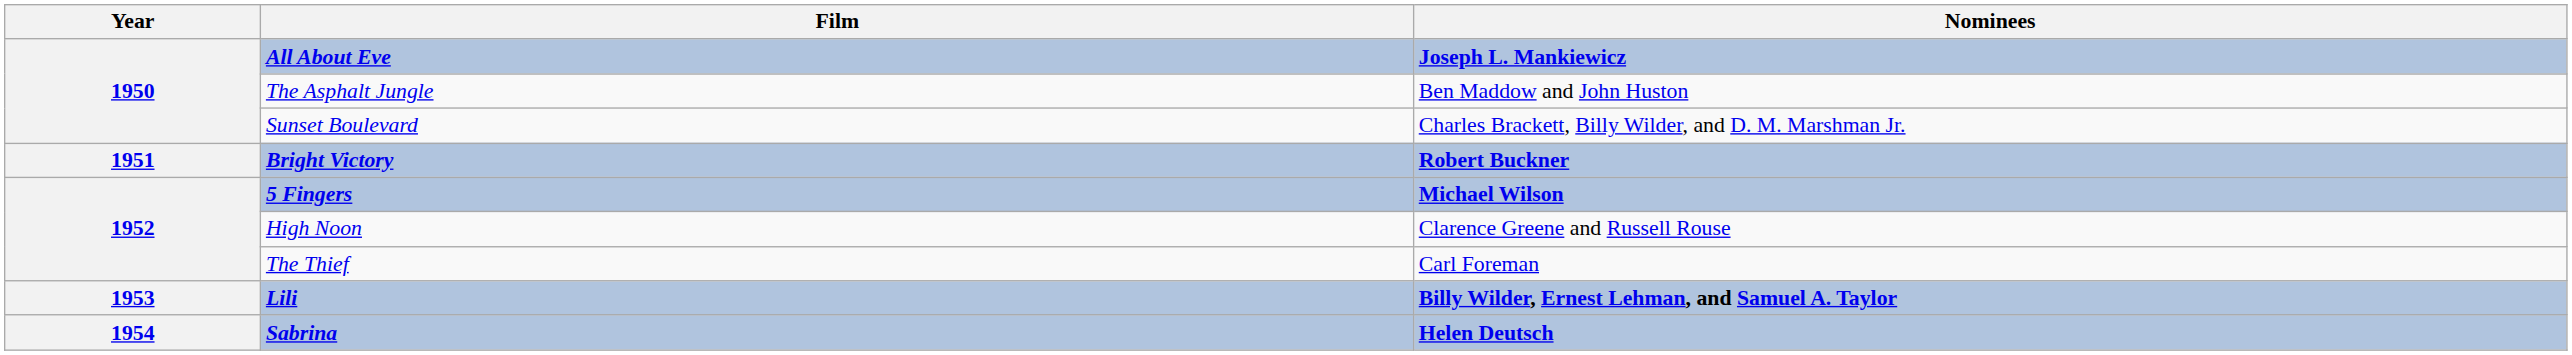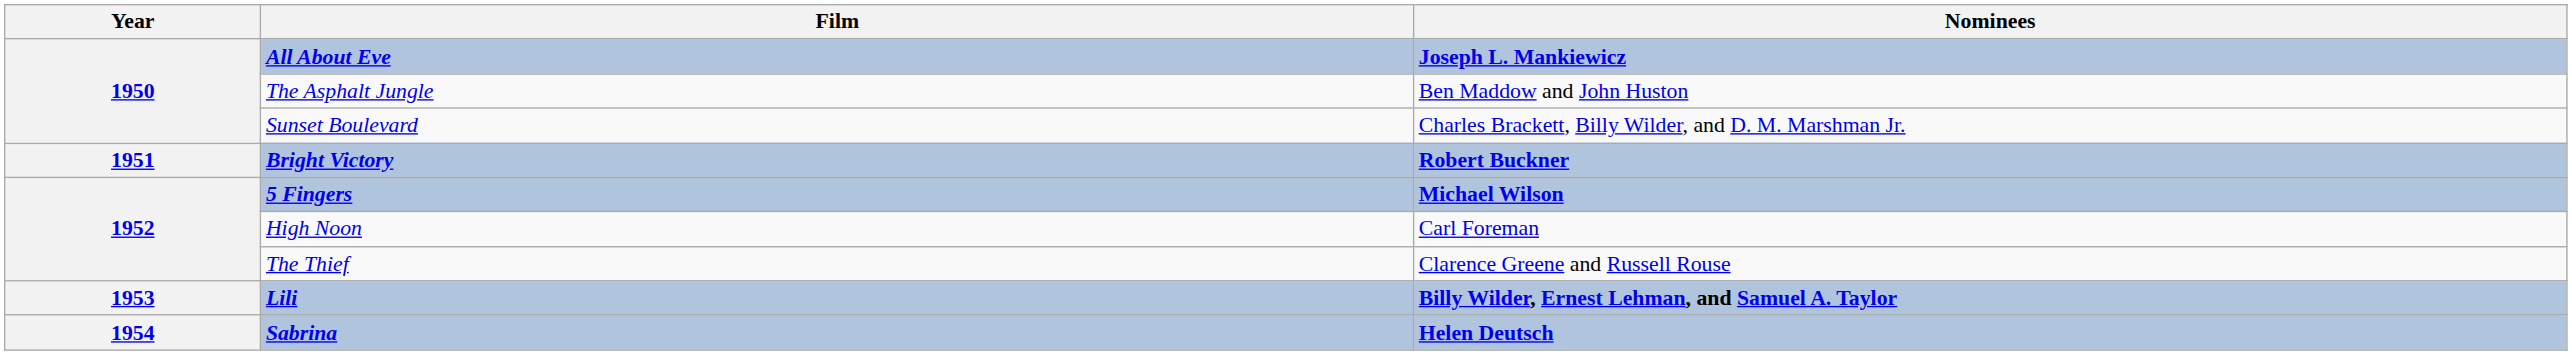(1575, 228) Clarence Greene and Russell Rouse -> (1479, 228) Carl Foreman
(1479, 263) Carl Foreman -> (1575, 263) Clarence Greene and Russell Rouse
